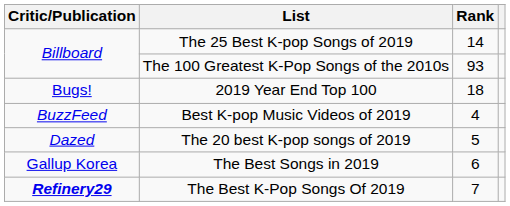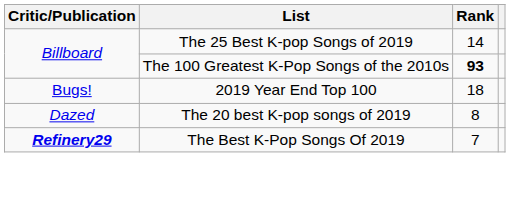(475, 66) normal -> (475, 66) bold
- row: (296, 115)
(475, 139) 5 -> (475, 115) 8
- row: (296, 164)
